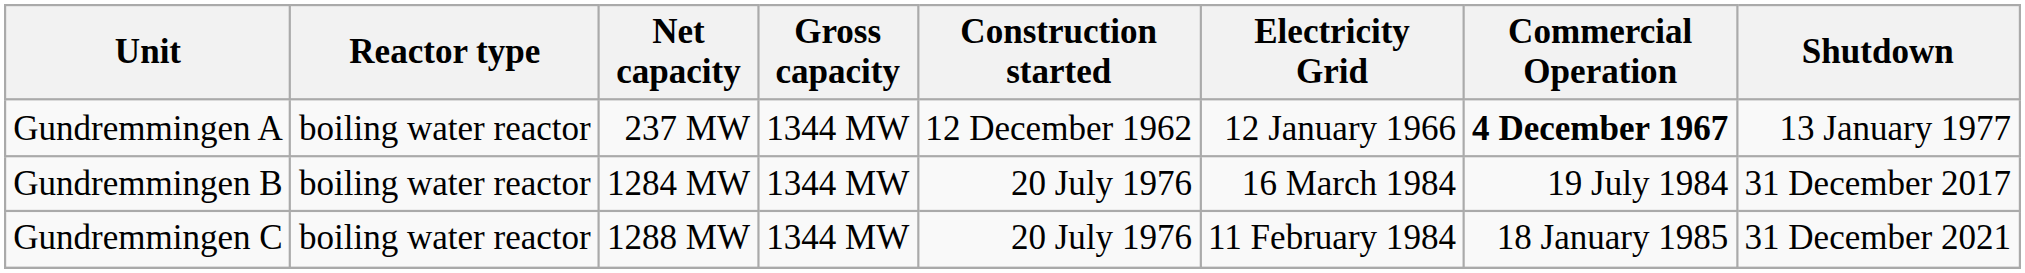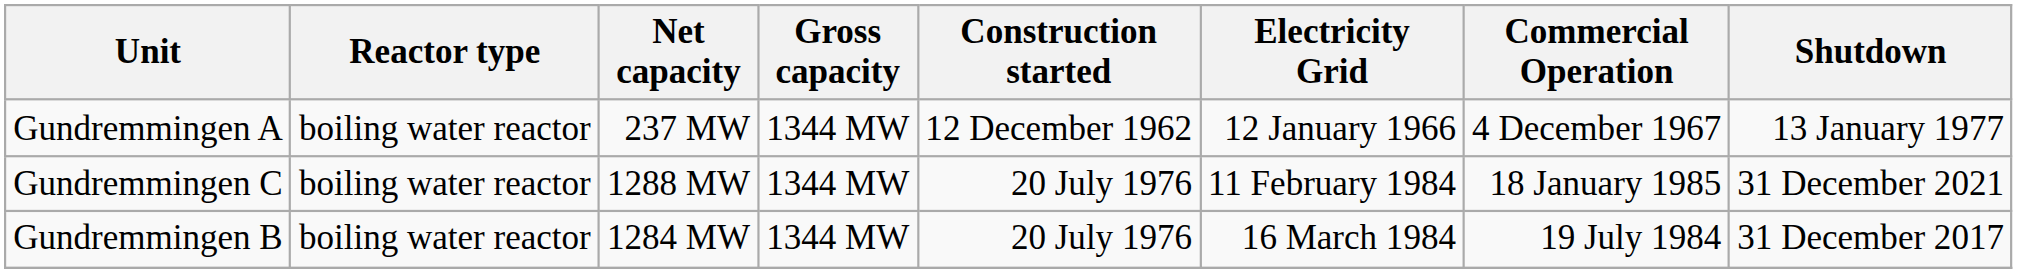(1600, 127) bold -> (1597, 127) normal
rows swapped: (148, 182) <-> (148, 238)
